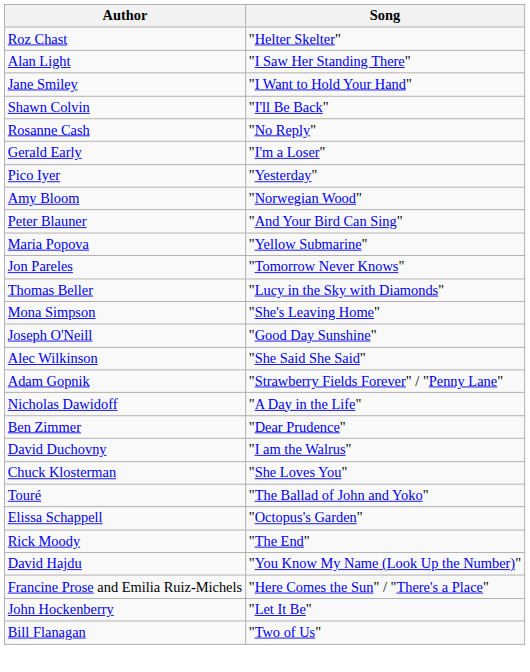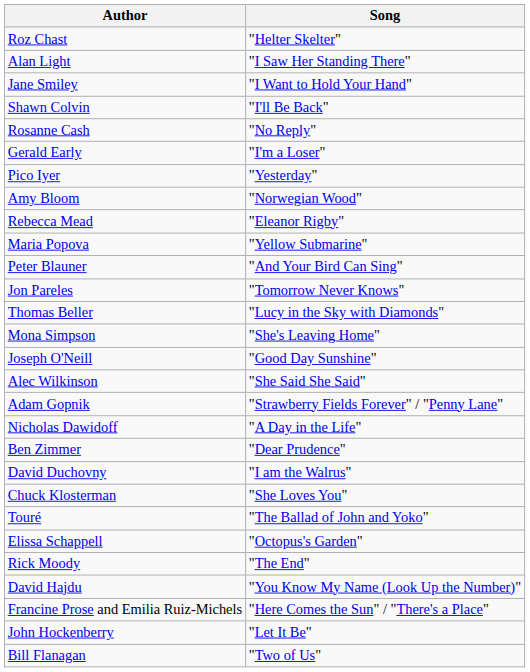+ row: (50, 221)
rows swapped: (48, 244) <-> (47, 221)
